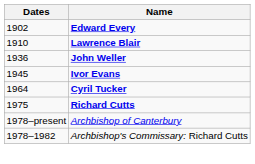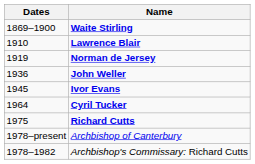+ row: (102, 27)
- row: (103, 27)
+ row: (113, 58)
